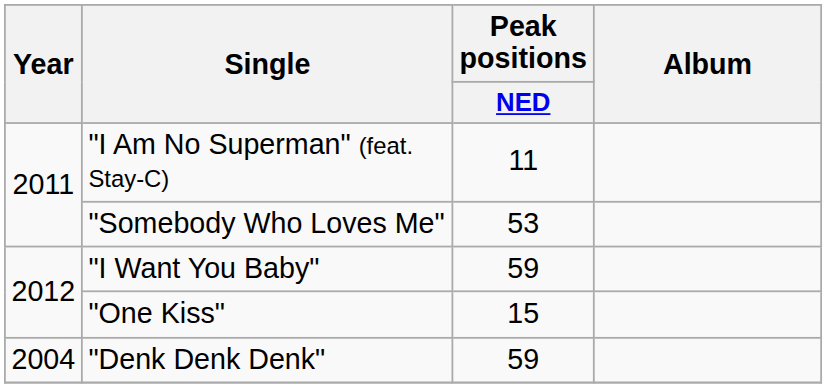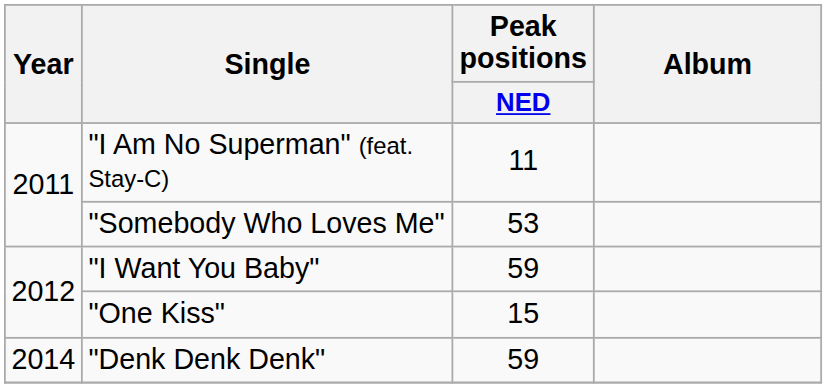(43, 359) 2004 -> (43, 359) 2014
